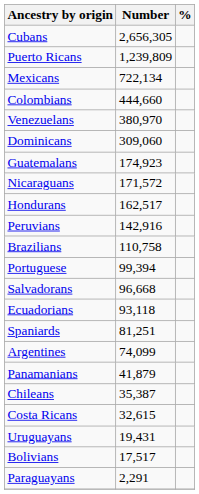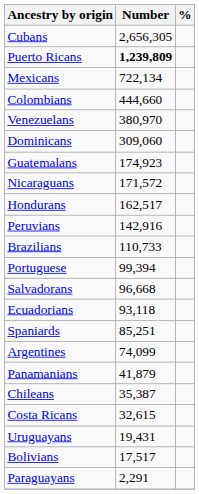(146, 57) normal -> (146, 57) bold
(140, 246) 110,758 -> (140, 246) 110,733
(137, 330) 81,251 -> (137, 330) 85,251
